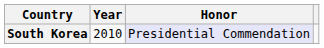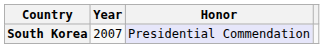(108, 34) 2010 -> (108, 34) 2007
